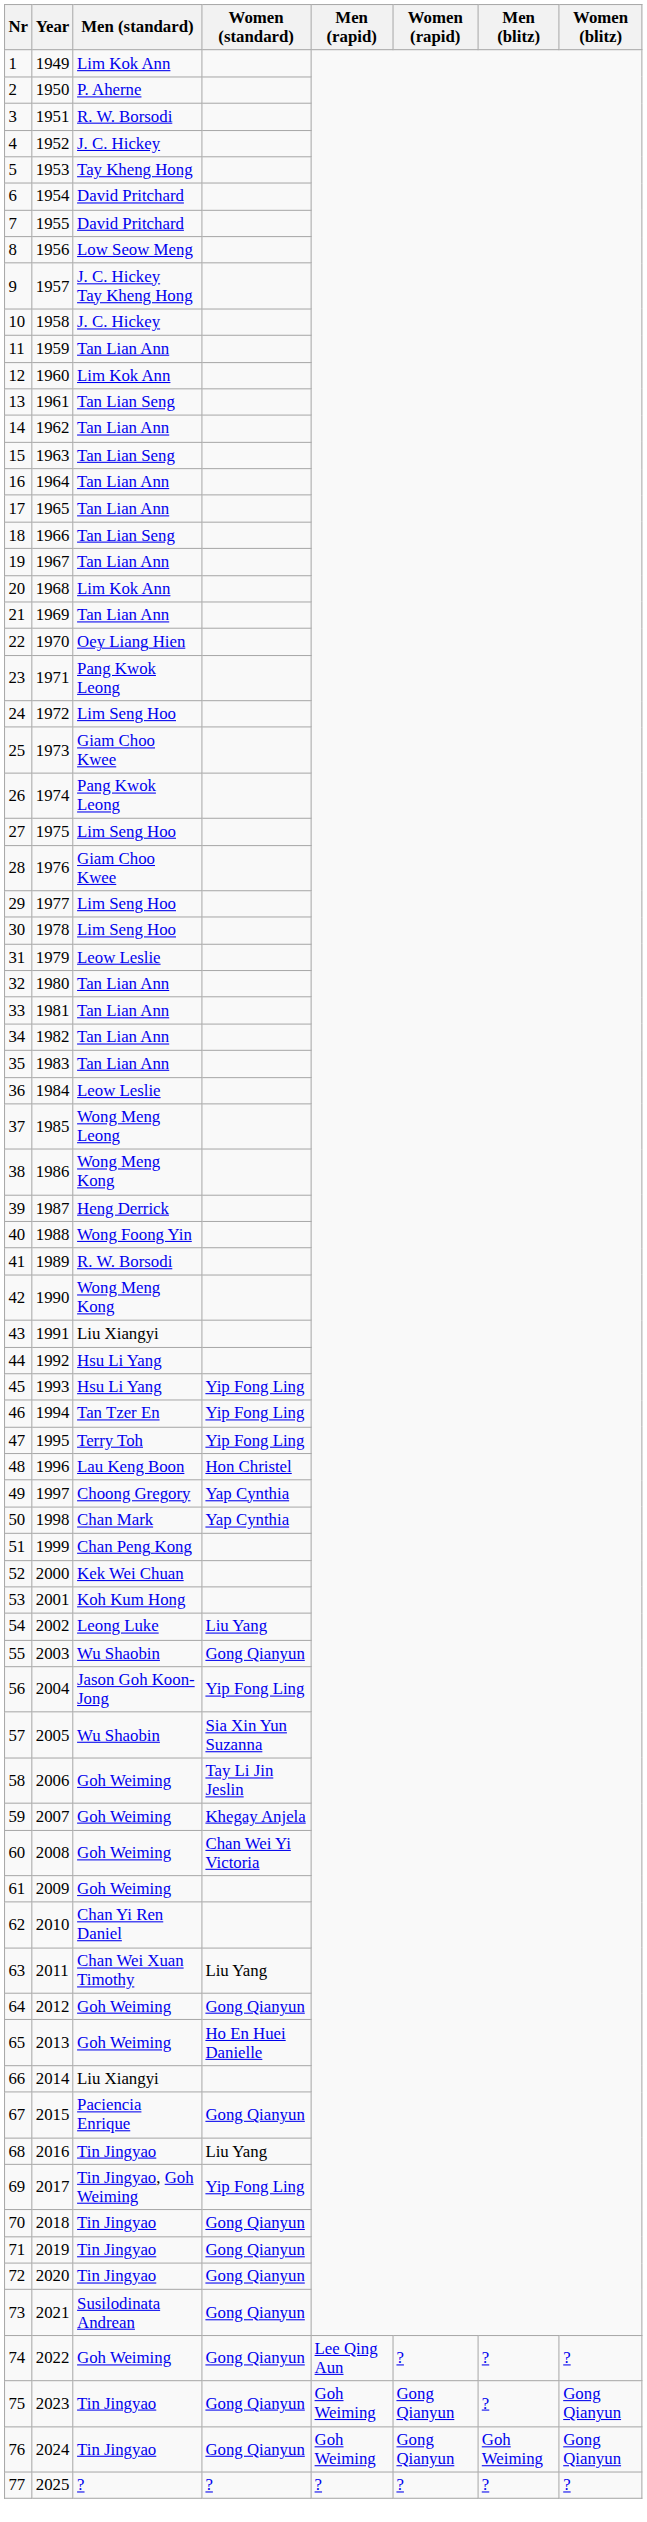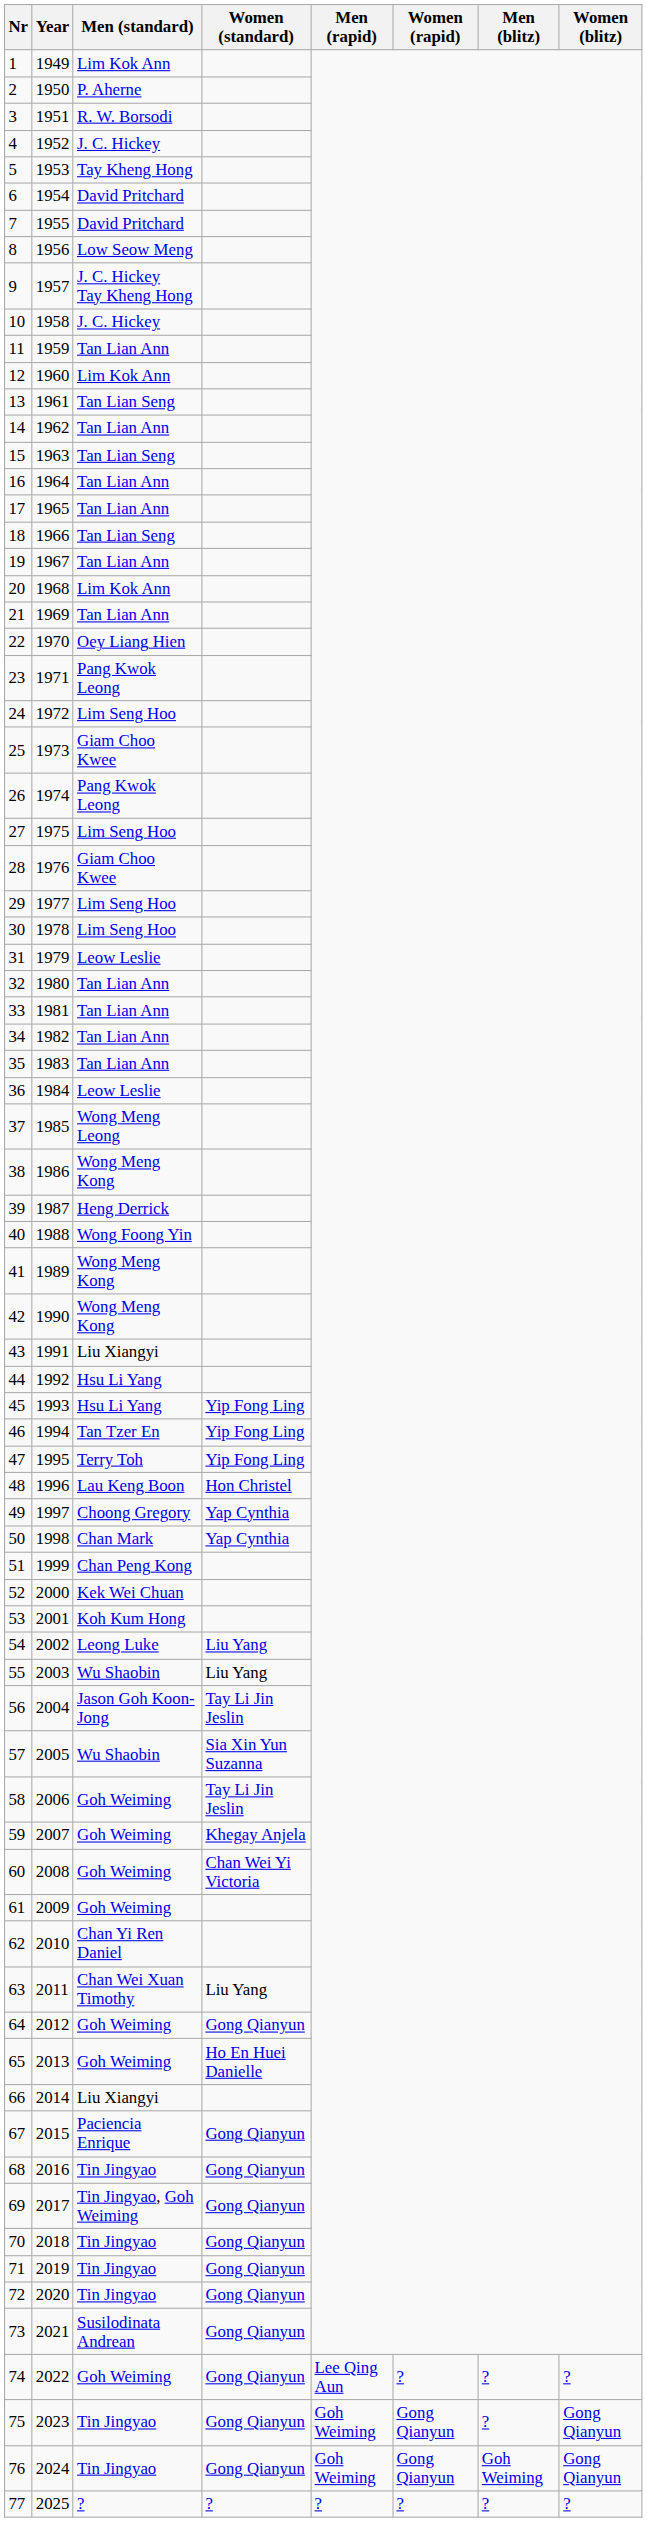(125, 1261) R. W. Borsodi -> (119, 1270) Wong Meng Kong
(255, 1653) Gong Qianyun -> (236, 1672) Liu Yang
(255, 1689) Yip Fong Ling -> (239, 1708) Tay Li Jin Jeslin
(236, 2150) Liu Yang -> (255, 2169) Gong Qianyun
(255, 2186) Yip Fong Ling -> (255, 2205) Gong Qianyun
